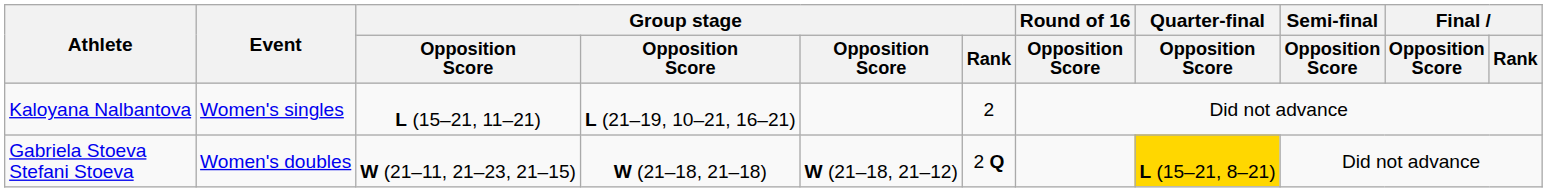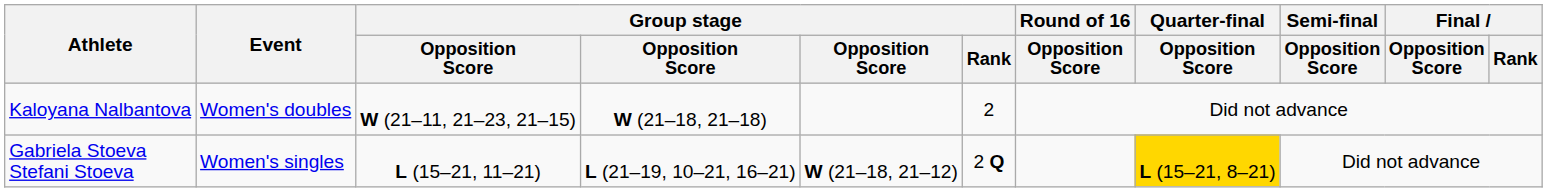(272, 110) Women's singles -> (276, 110) Women's doubles
(468, 120) L (15–21, 11–21) -> (468, 120) W (21–11, 21–23, 21–15)
(690, 120) L (21–19, 10–21, 16–21) -> (690, 120) W (21–18, 21–18)
(276, 161) Women's doubles -> (272, 161) Women's singles
(468, 172) W (21–11, 21–23, 21–15) -> (468, 172) L (15–21, 11–21)
(690, 172) W (21–18, 21–18) -> (690, 172) L (21–19, 10–21, 16–21)
